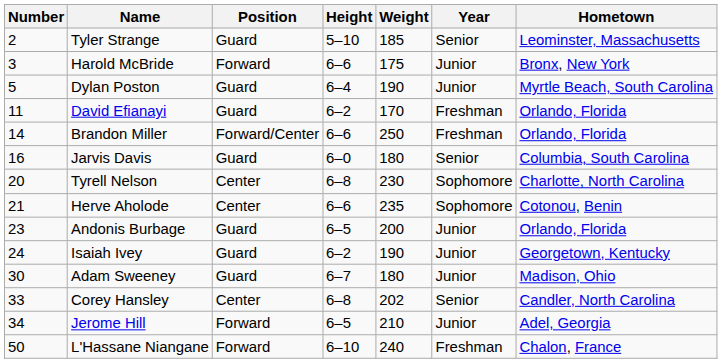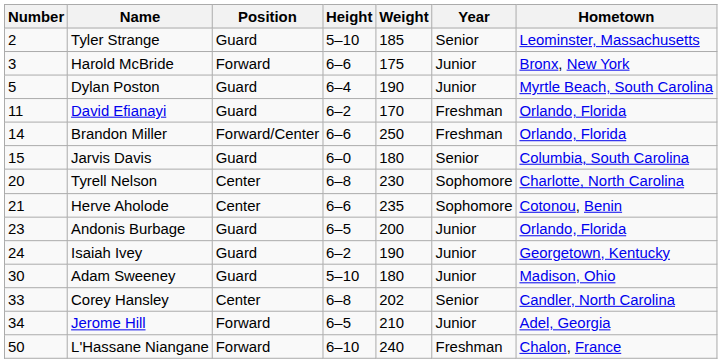(16, 158) 16 -> (16, 158) 15
(339, 276) 6–7 -> (343, 276) 5–10
